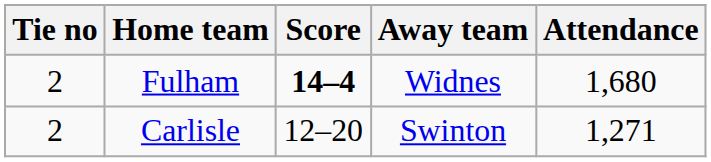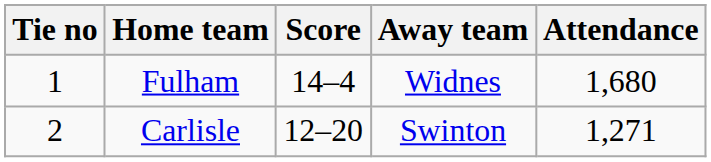(55, 80) 2 -> (55, 80) 1
(323, 80) bold -> (323, 80) normal
